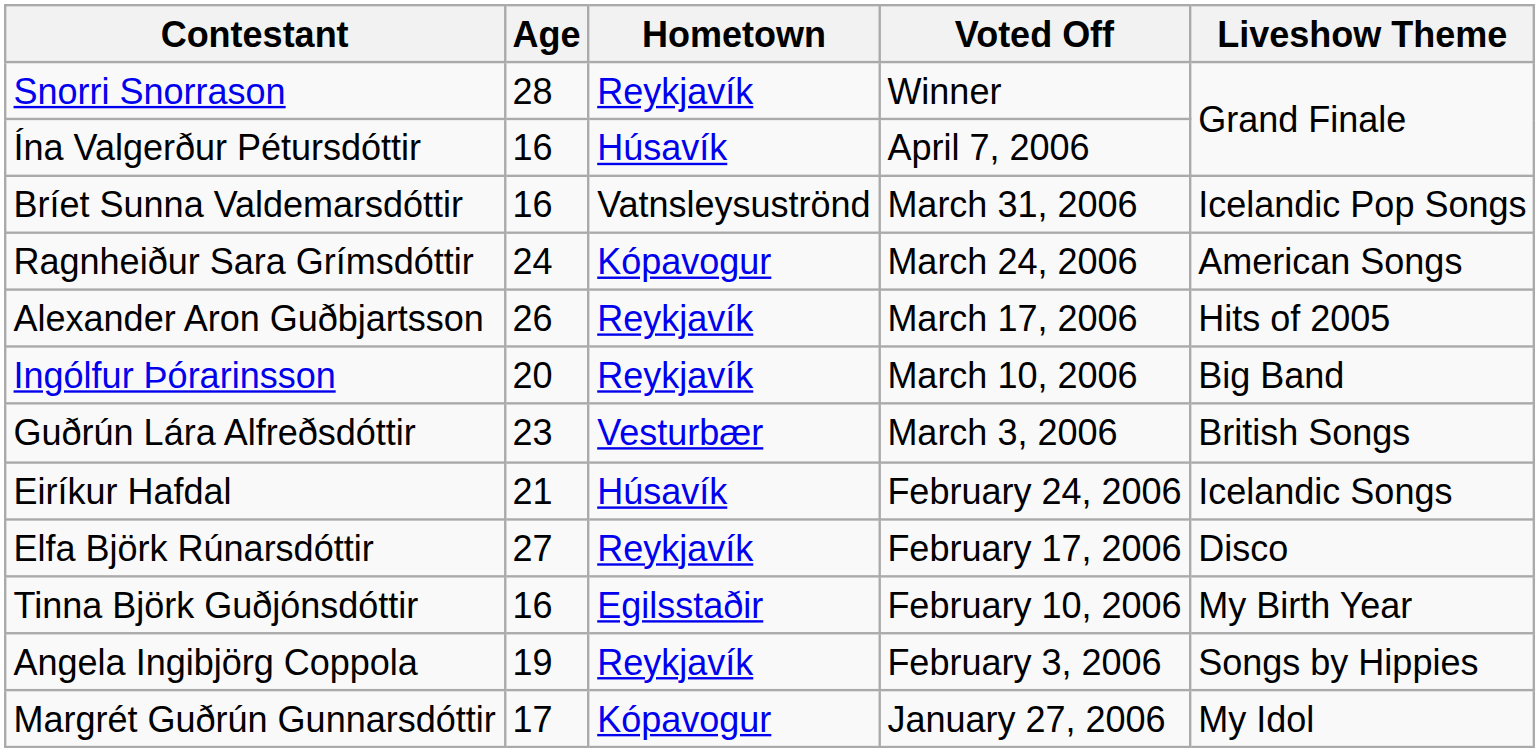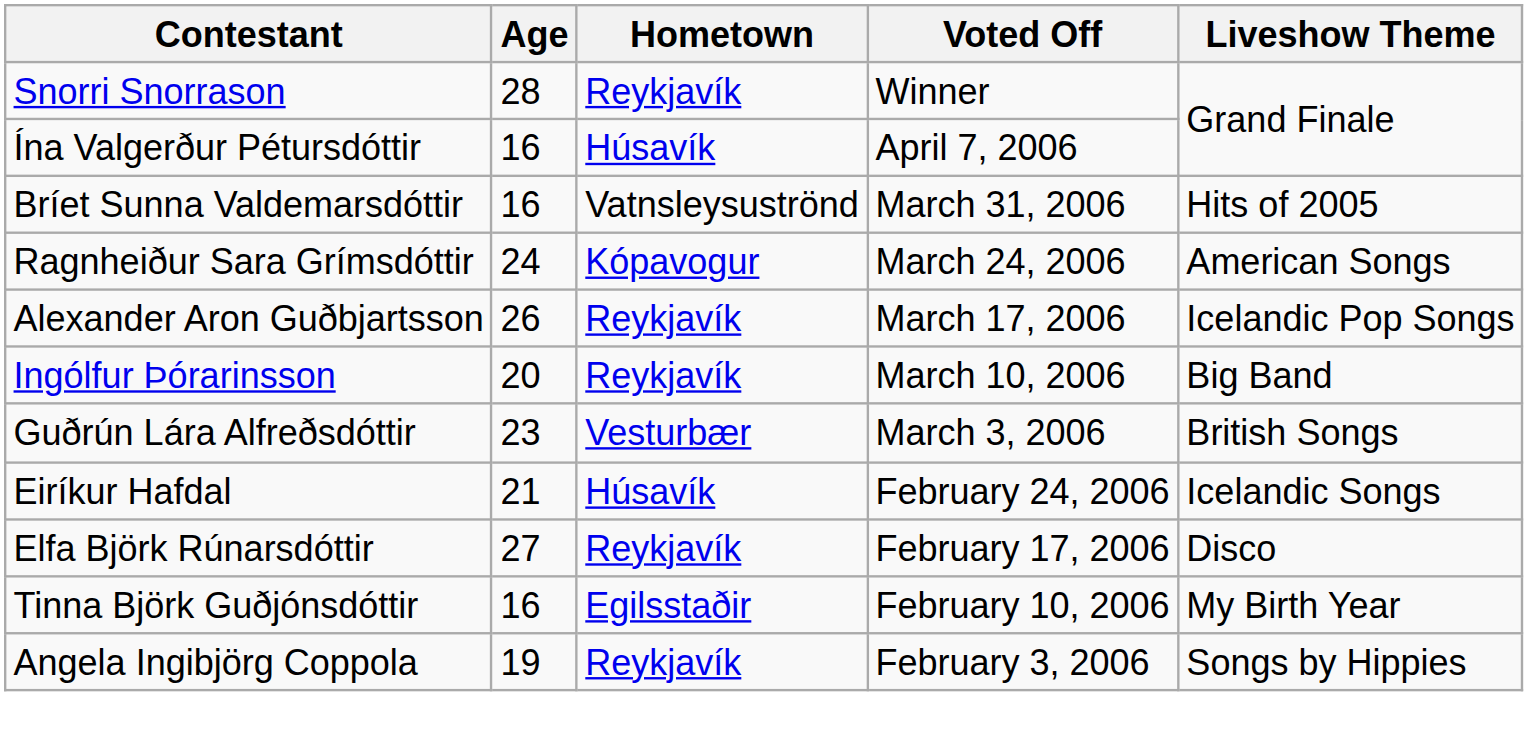(1362, 205) Icelandic Pop Songs -> (1282, 205) Hits of 2005
(1294, 319) Hits of 2005 -> (1350, 319) Icelandic Pop Songs
- row: (255, 718)
